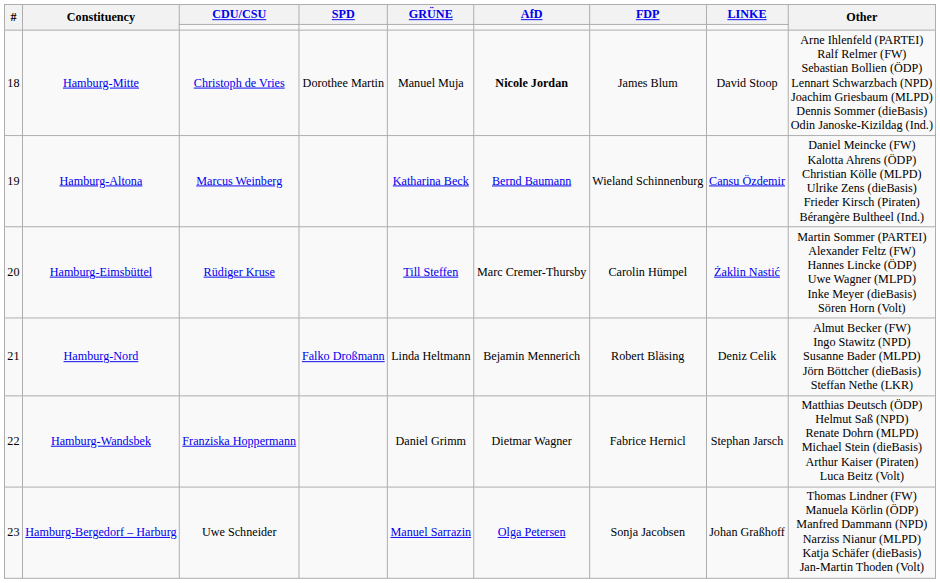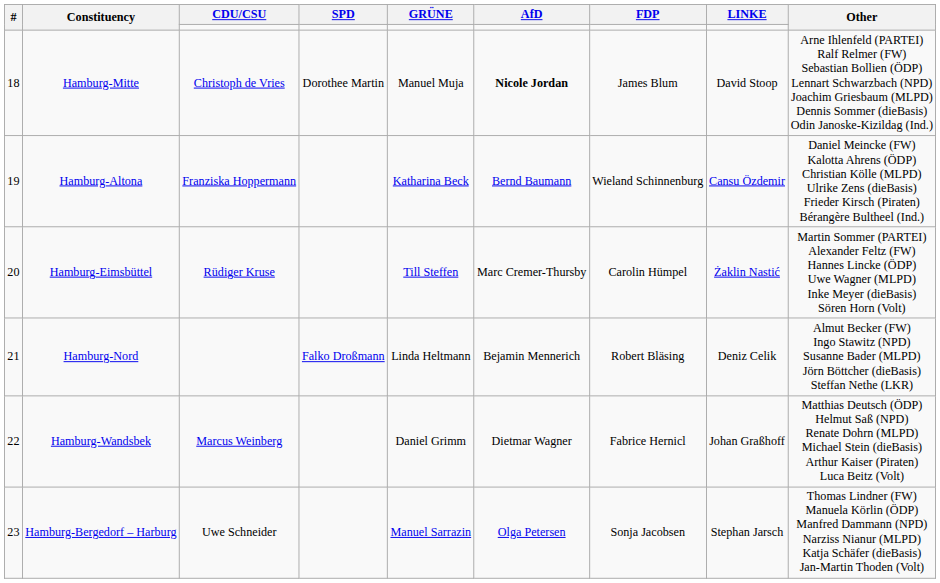(239, 181) Marcus Weinberg -> (239, 181) Franziska Hoppermann
(239, 440) Franziska Hoppermann -> (239, 440) Marcus Weinberg
(747, 440) Stephan Jarsch -> (747, 440) Johan Graßhoff
(747, 532) Johan Graßhoff -> (747, 532) Stephan Jarsch
